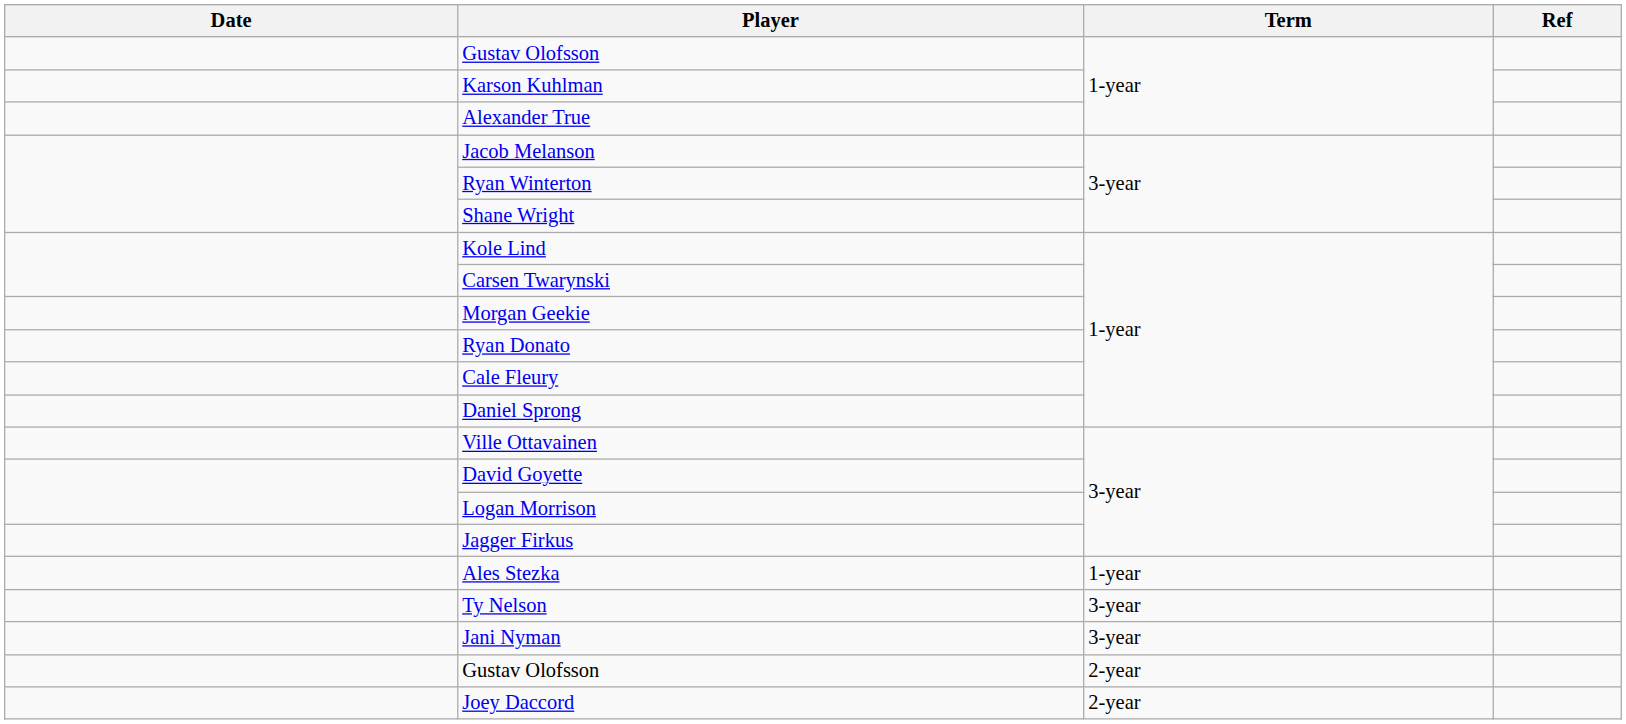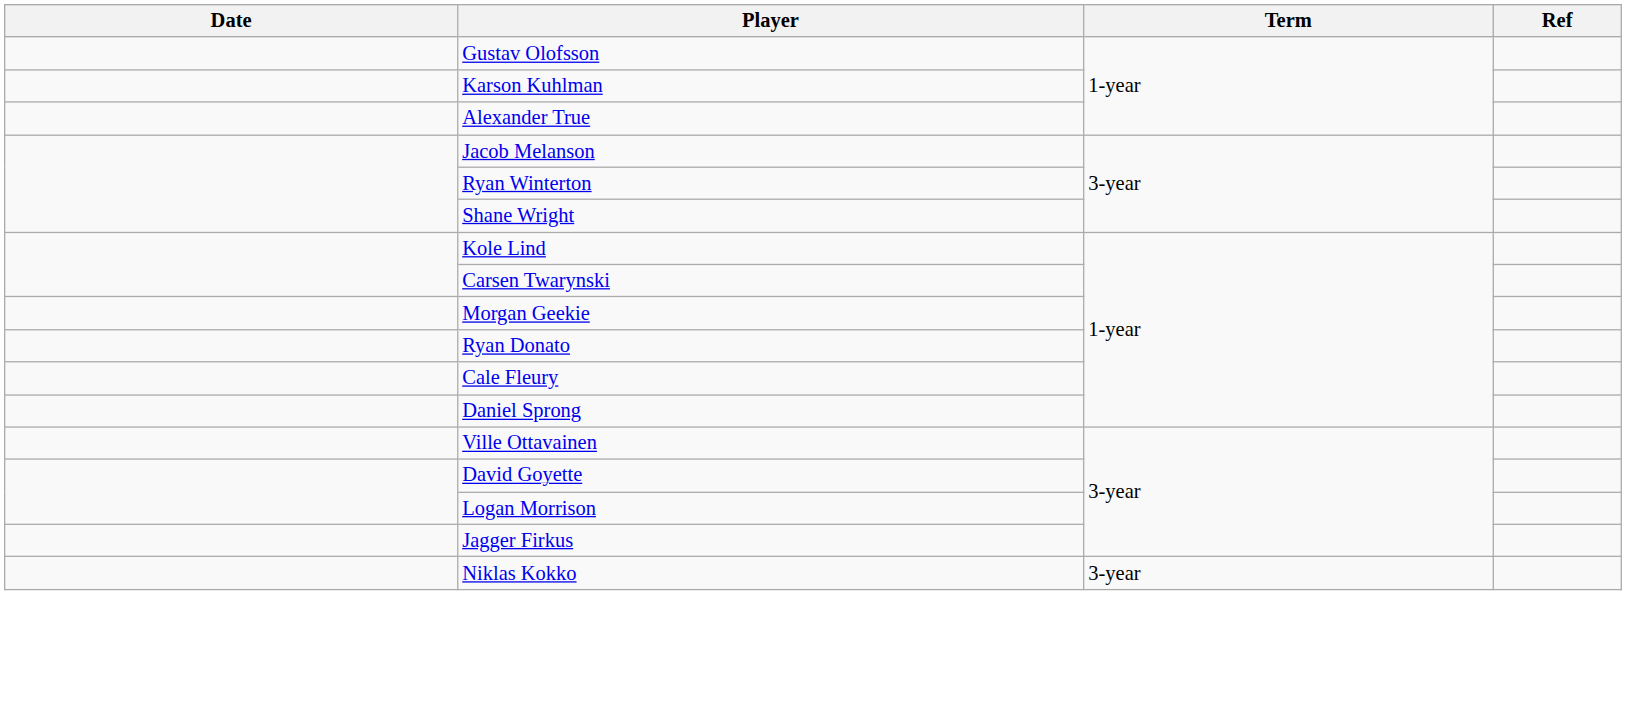- row: (511, 572)
+ row: (519, 572)
- row: (504, 605)
- row: (511, 637)
- row: (531, 670)
- row: (518, 702)
